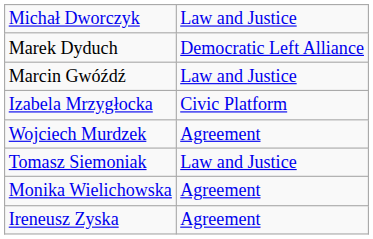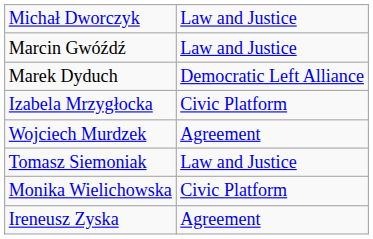rows swapped: (63, 47) <-> (67, 76)
(220, 190) Agreement -> (234, 190) Civic Platform
